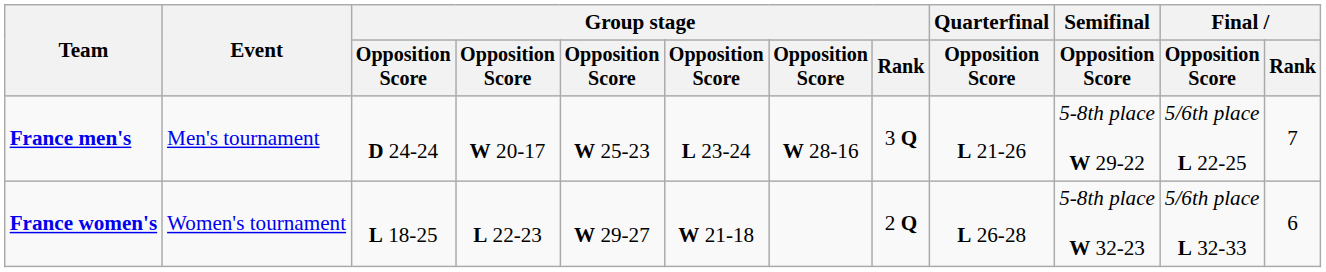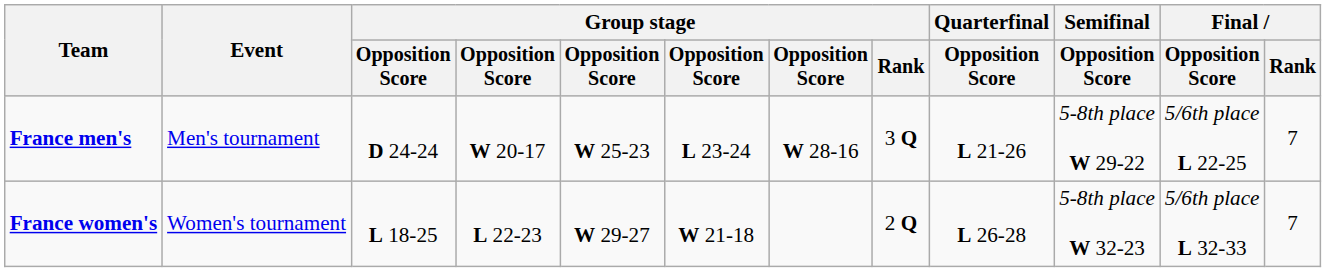(1293, 223) 6 -> (1293, 223) 7
